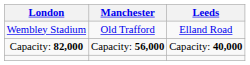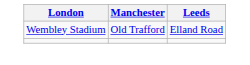- row: (46, 47)
